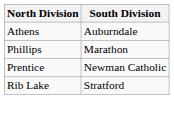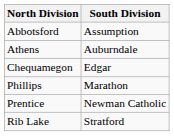+ row: (33, 31)
+ row: (40, 67)
